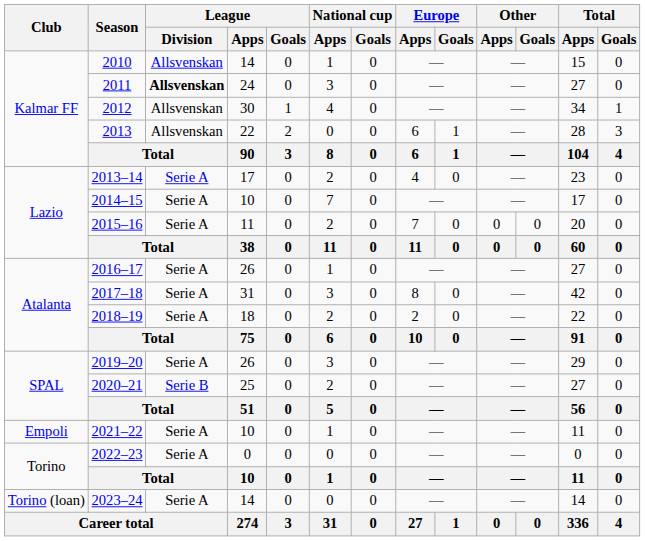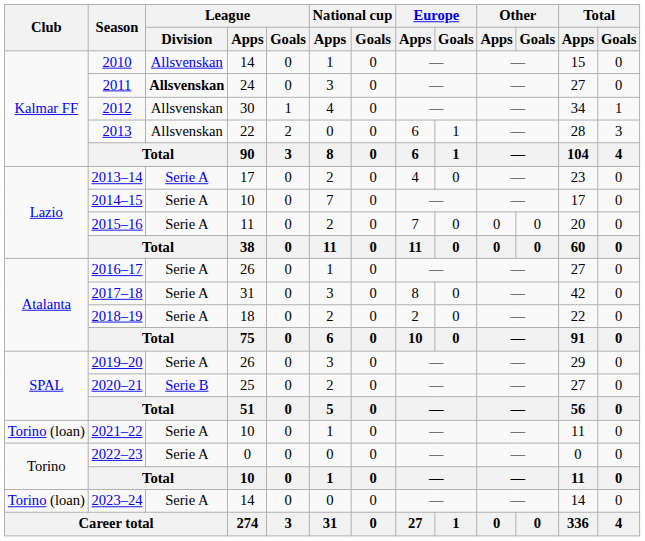(46, 431) Empoli -> (46, 431) Torino (loan)
